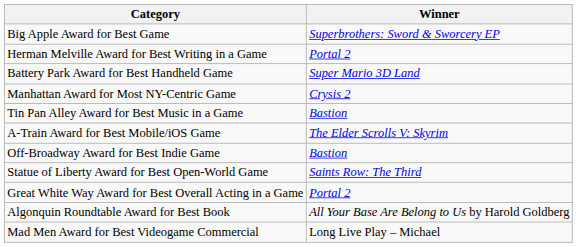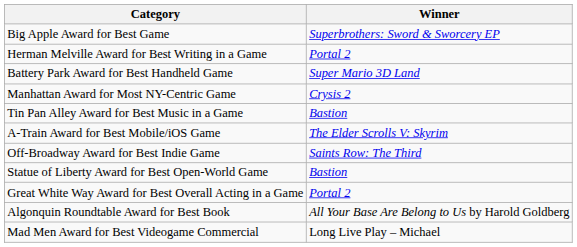(328, 152) Bastion -> (365, 152) Saints Row: The Third
(365, 172) Saints Row: The Third -> (328, 172) Bastion
